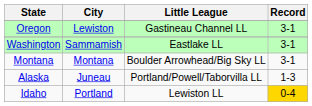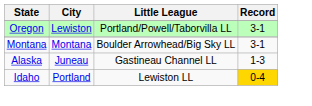(196, 28) Gastineau Channel LL -> (166, 28) Portland/Powell/Taborvilla LL
- row: (34, 45)
(196, 77) Portland/Powell/Taborvilla LL -> (166, 61) Gastineau Channel LL
